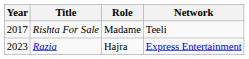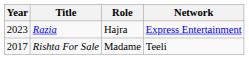rows swapped: (66, 29) <-> (45, 46)
